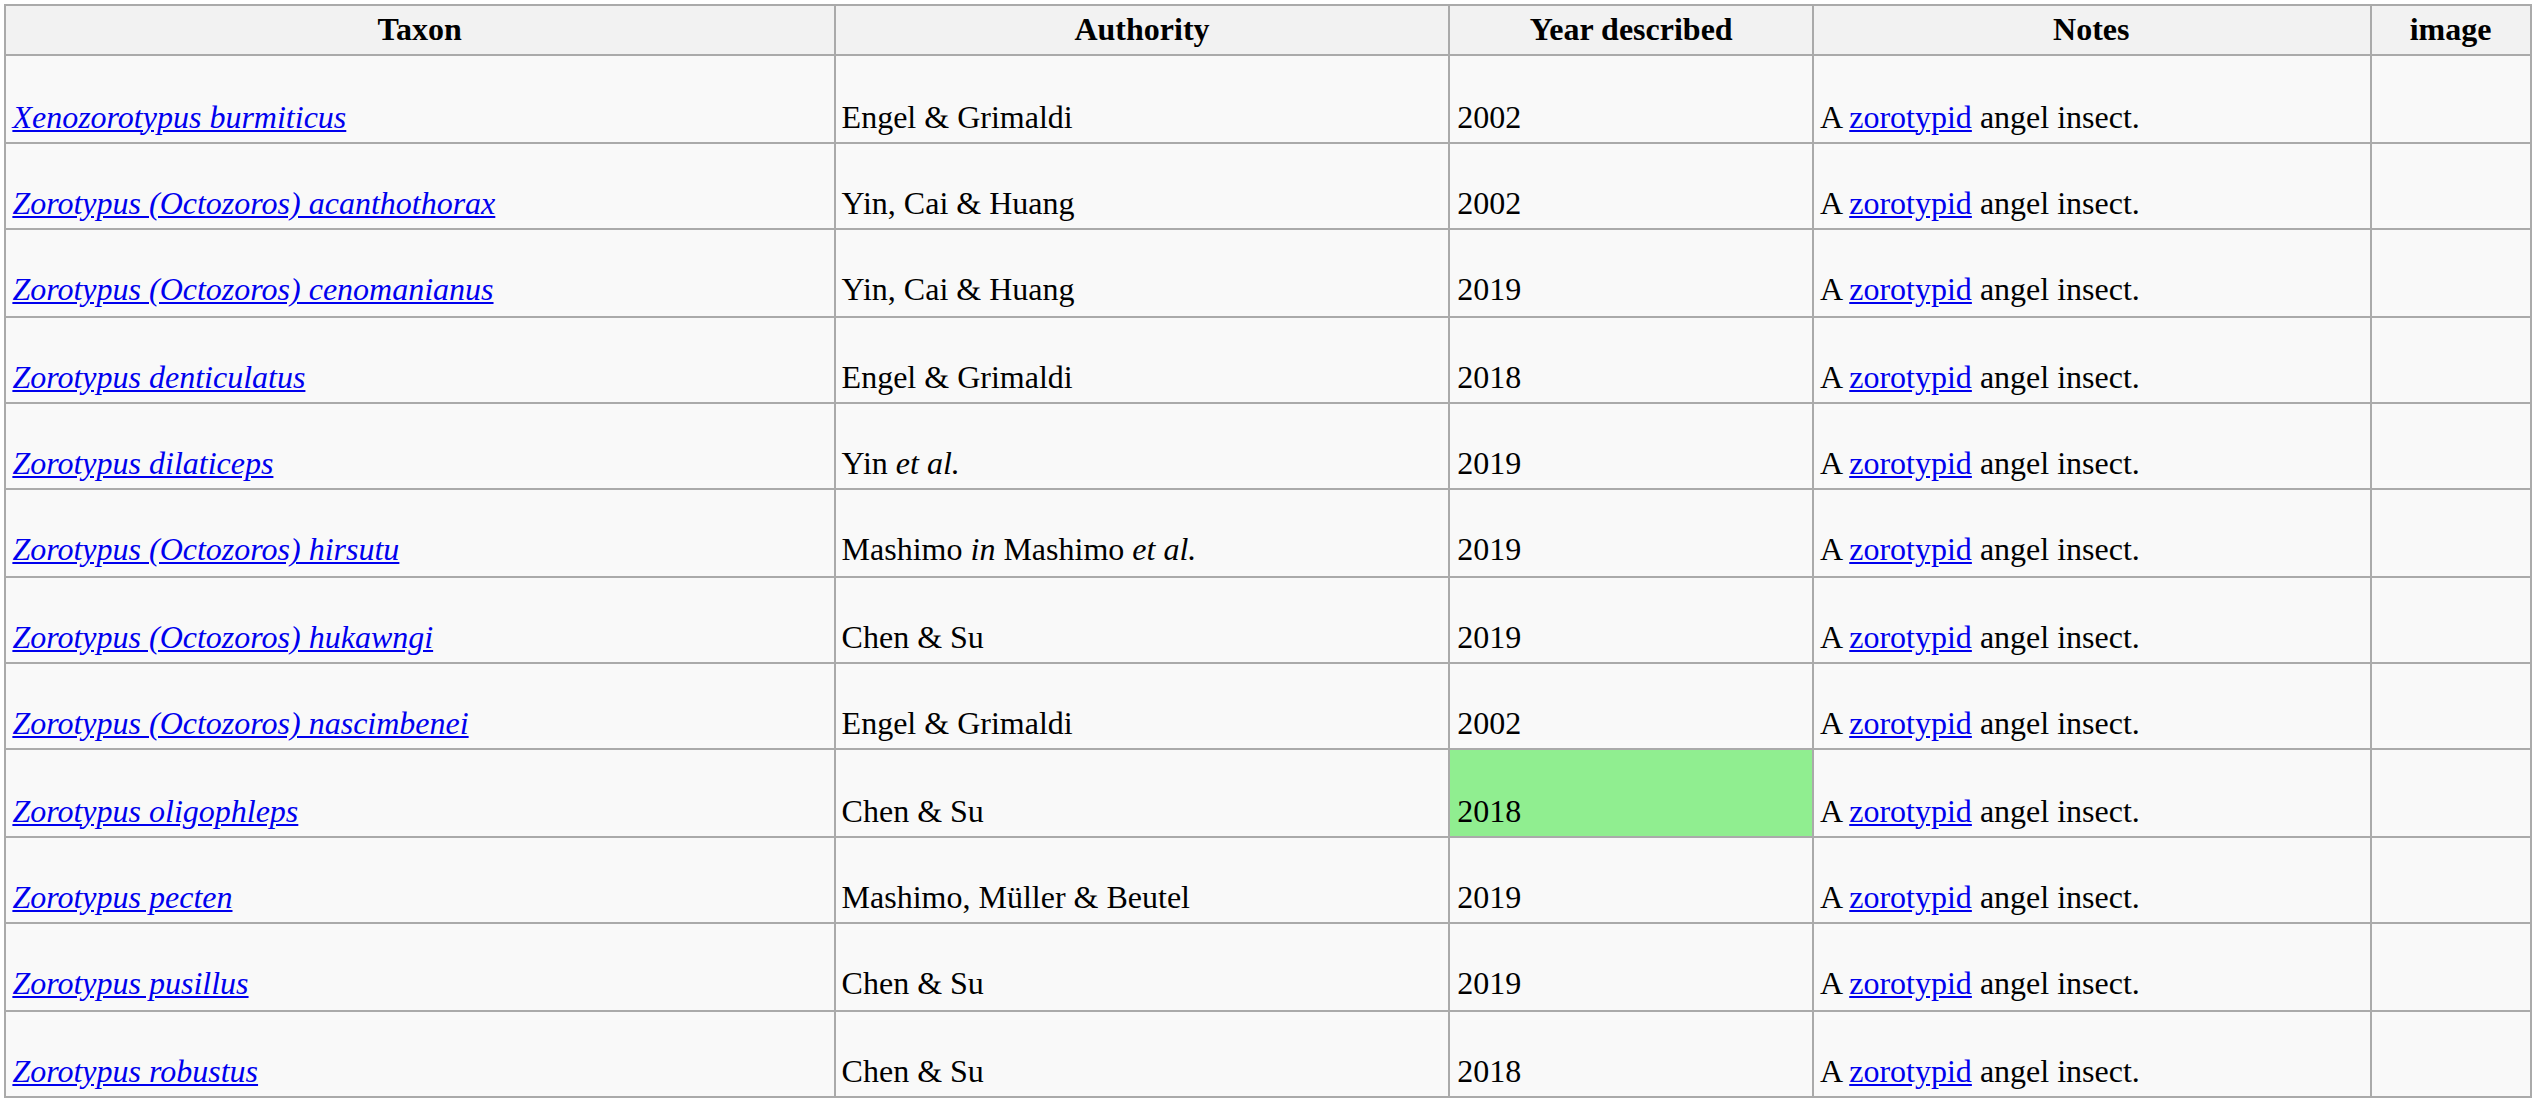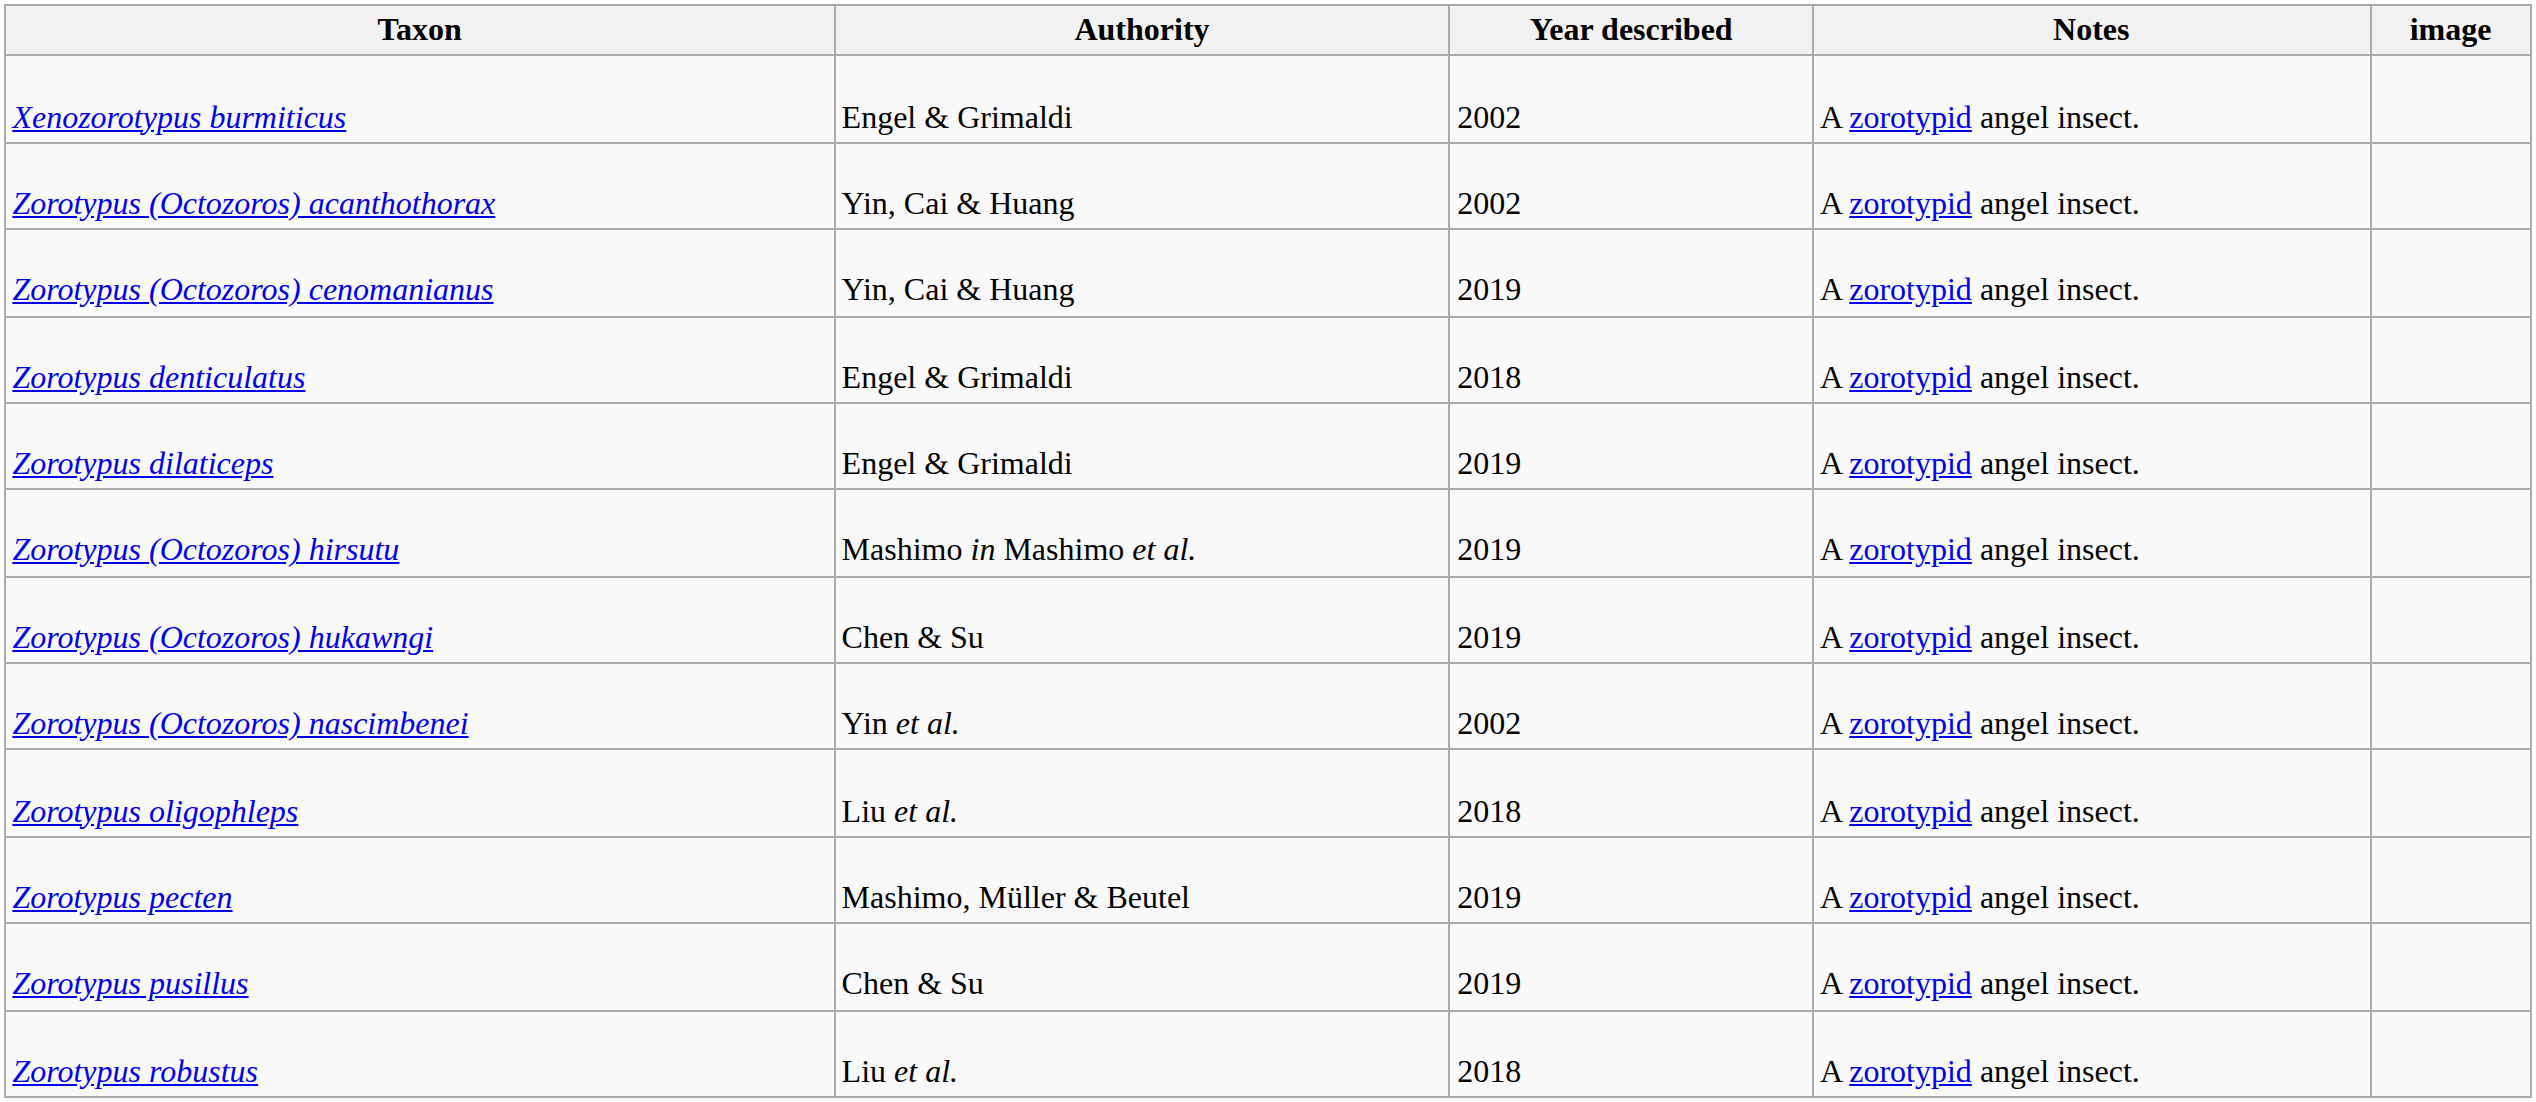(901, 463) Yin et al. -> (957, 463) Engel & Grimaldi
(957, 723) Engel & Grimaldi -> (901, 723) Yin et al.
(913, 810) Chen & Su -> (900, 810) Liu et al.
(1489, 810) lightgreen background -> (1489, 810) no background
(913, 1070) Chen & Su -> (900, 1070) Liu et al.
